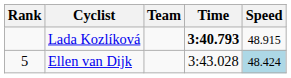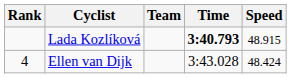(25, 61) 5 -> (25, 61) 4
(264, 62) lightblue background -> (264, 62) no background
